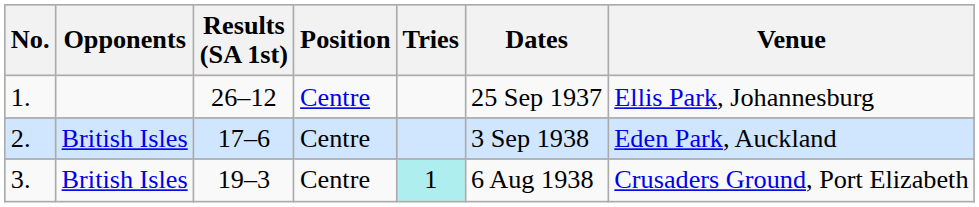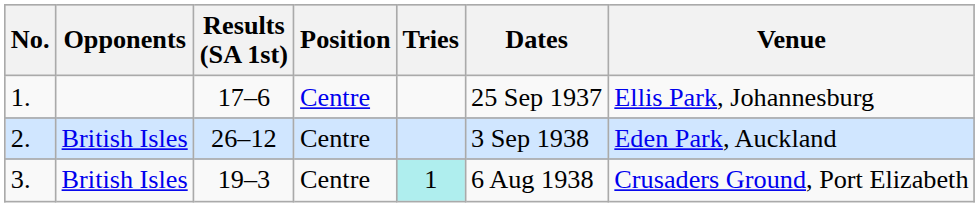(244, 96) 26–12 -> (244, 96) 17–6
(244, 138) 17–6 -> (244, 138) 26–12
